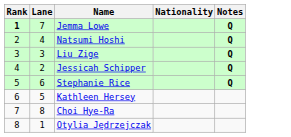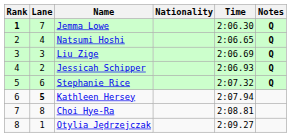+ column: (235, 11)
(42, 97) normal -> (42, 97) bold
